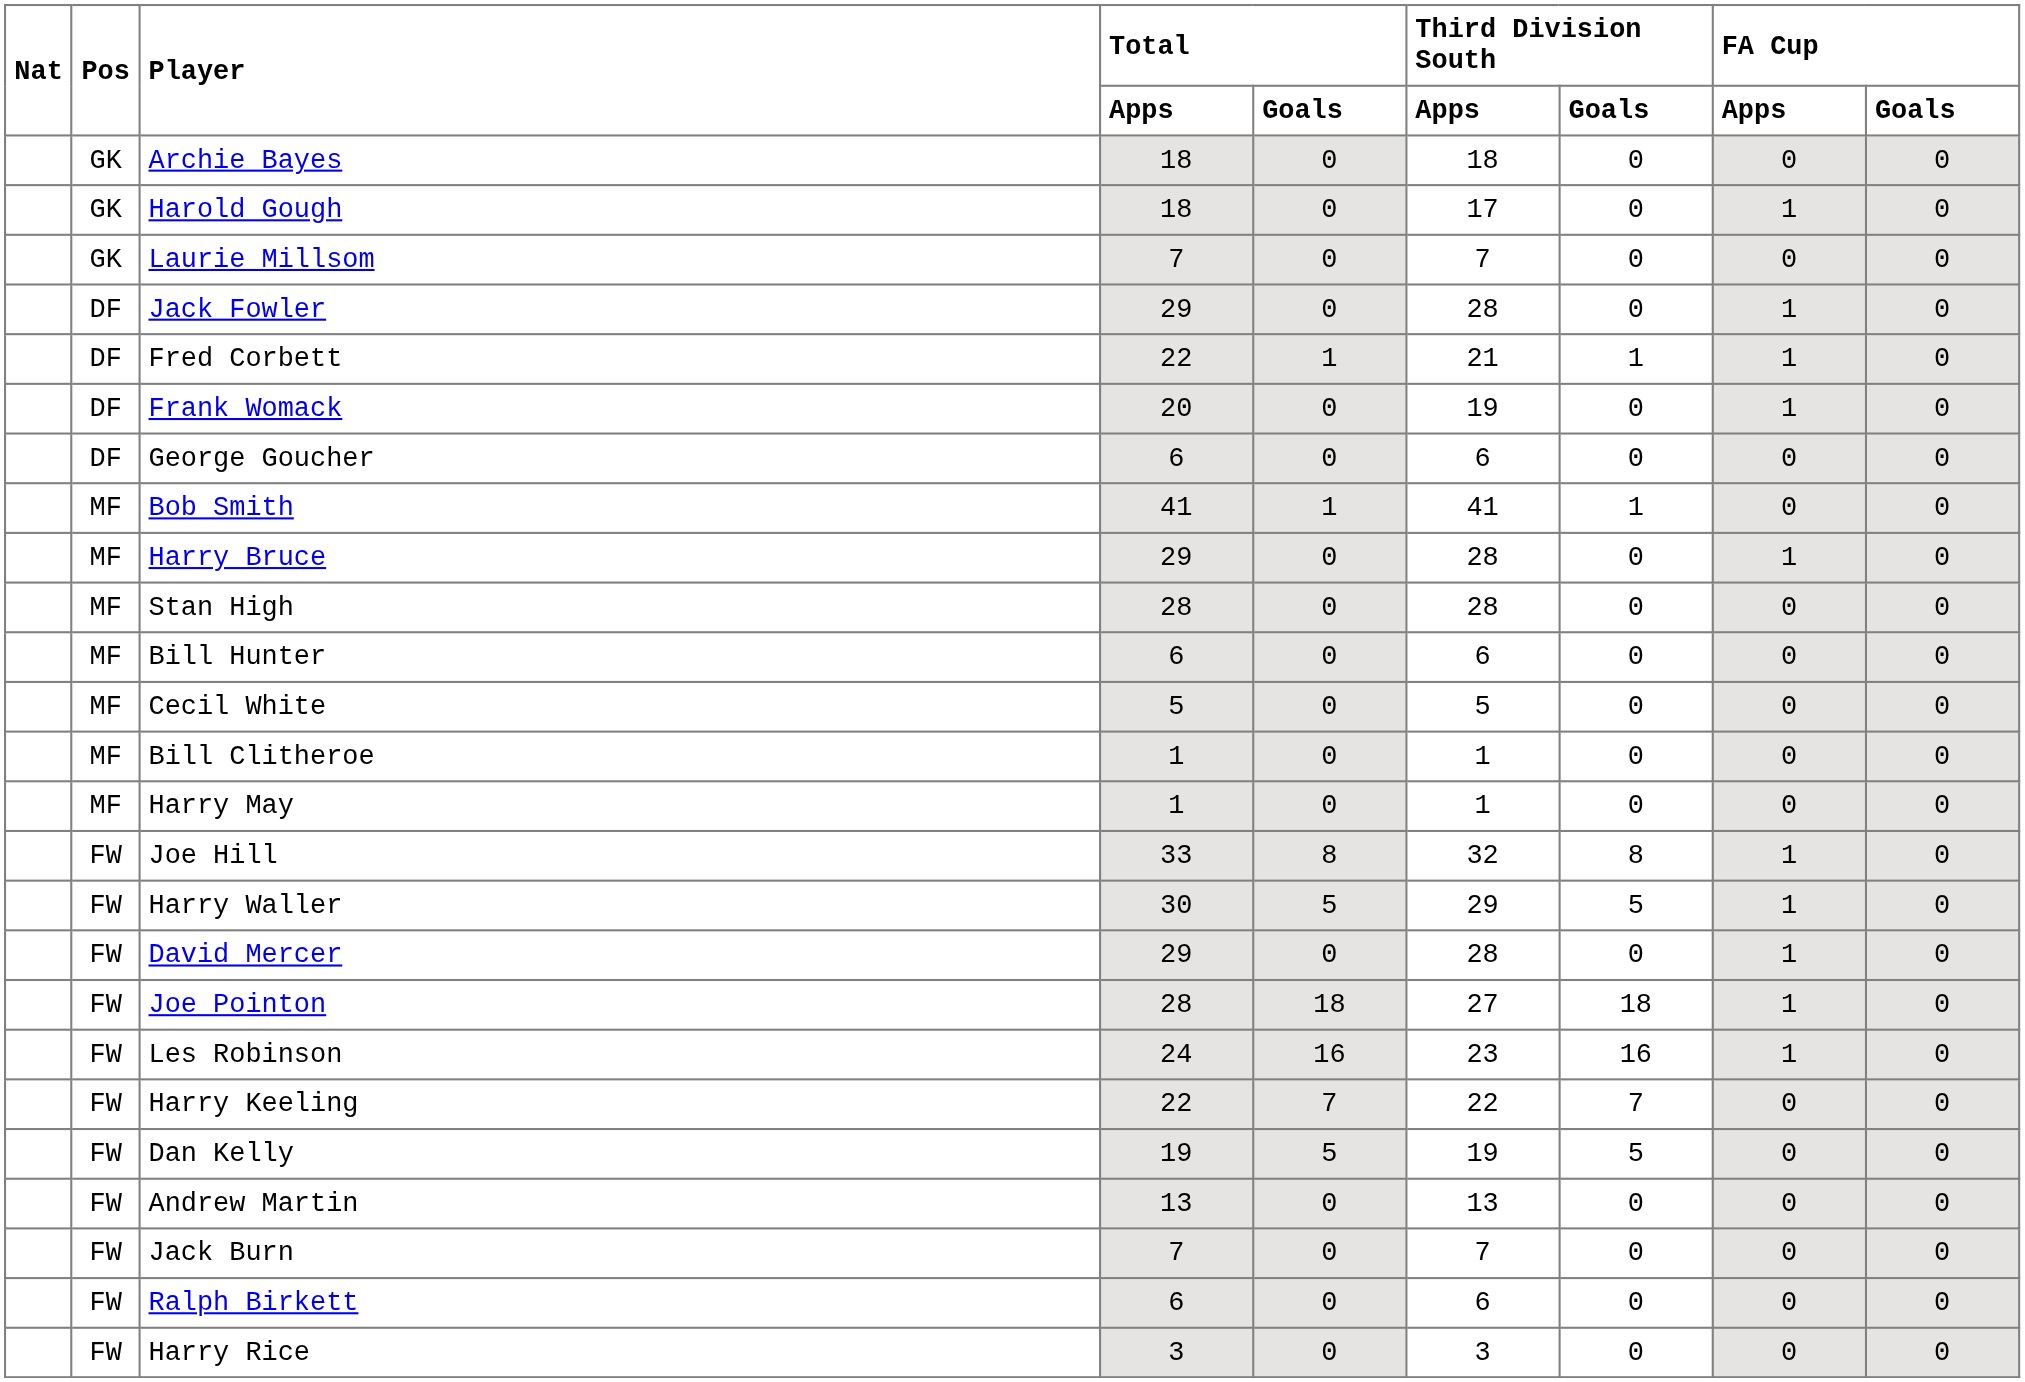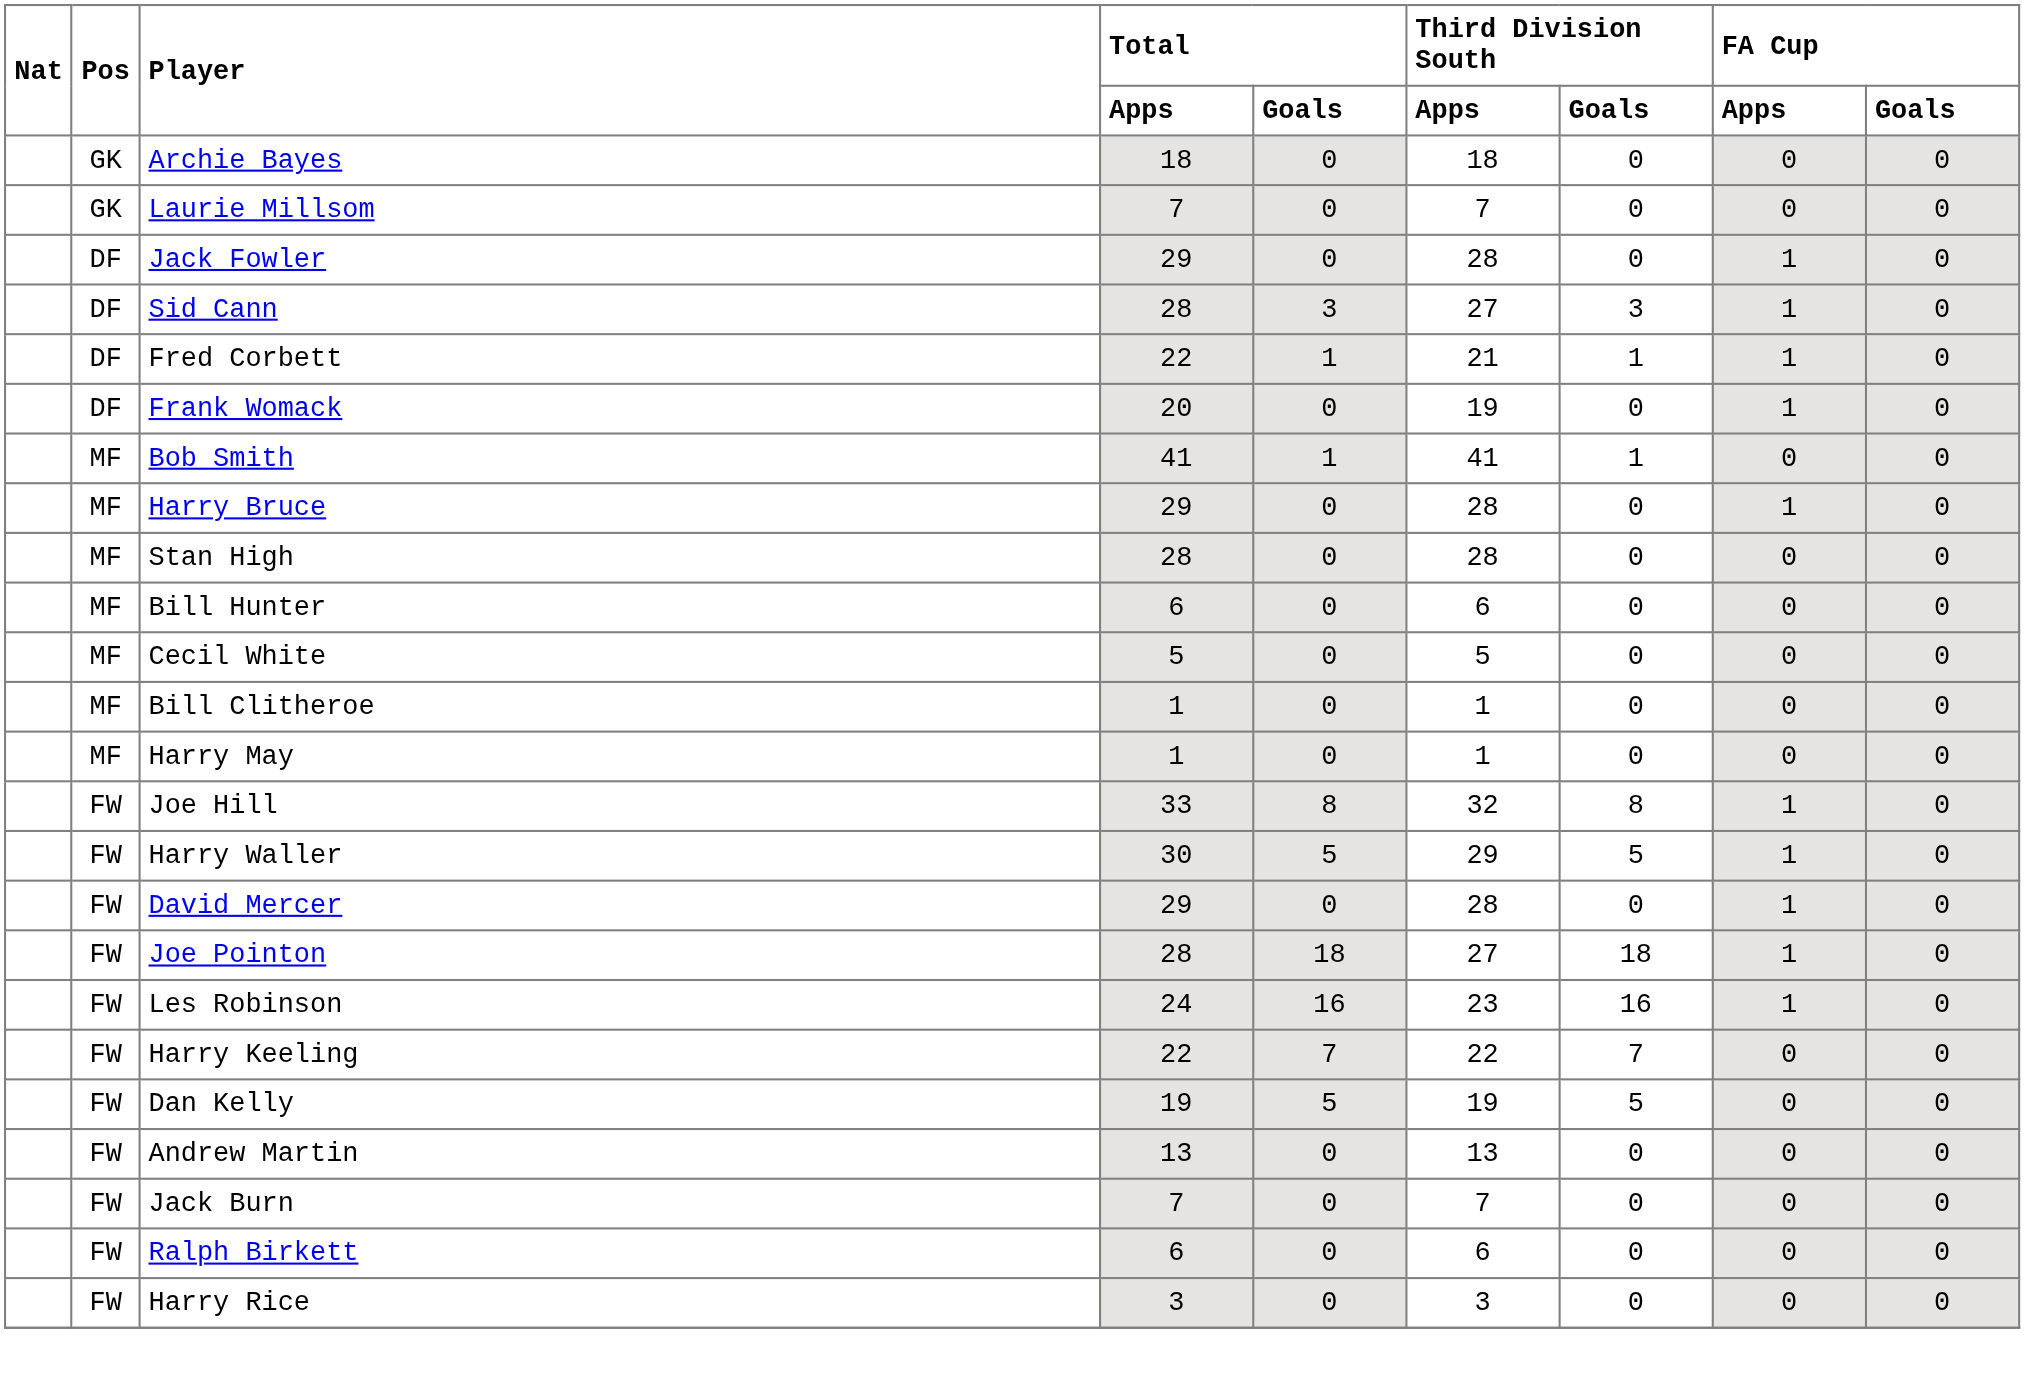- row: (245, 210)
+ row: (213, 309)
- row: (262, 458)
